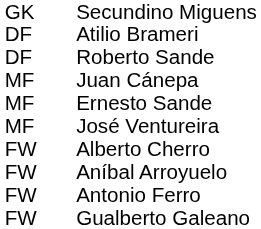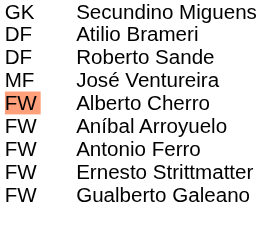- row: (137, 80)
- row: (144, 103)
(21, 149) no background -> (21, 103) lightsalmon background
+ row: (165, 172)
